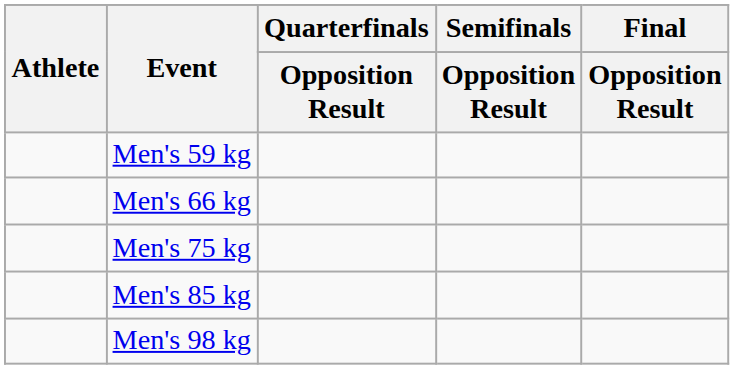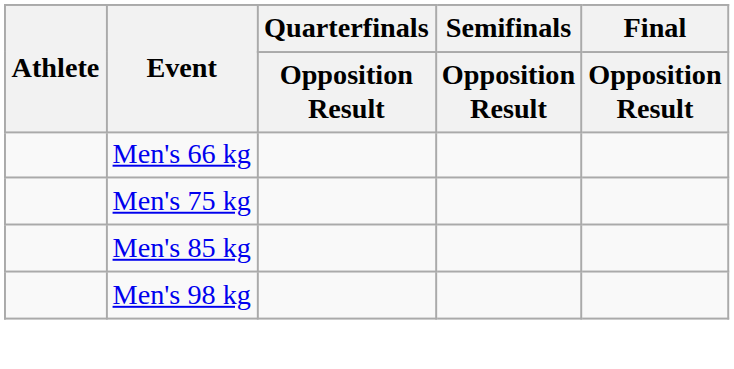- row: (182, 154)
